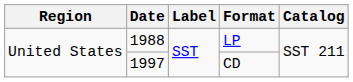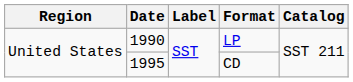(147, 40) 1988 -> (147, 40) 1990
(147, 64) 1997 -> (147, 64) 1995
